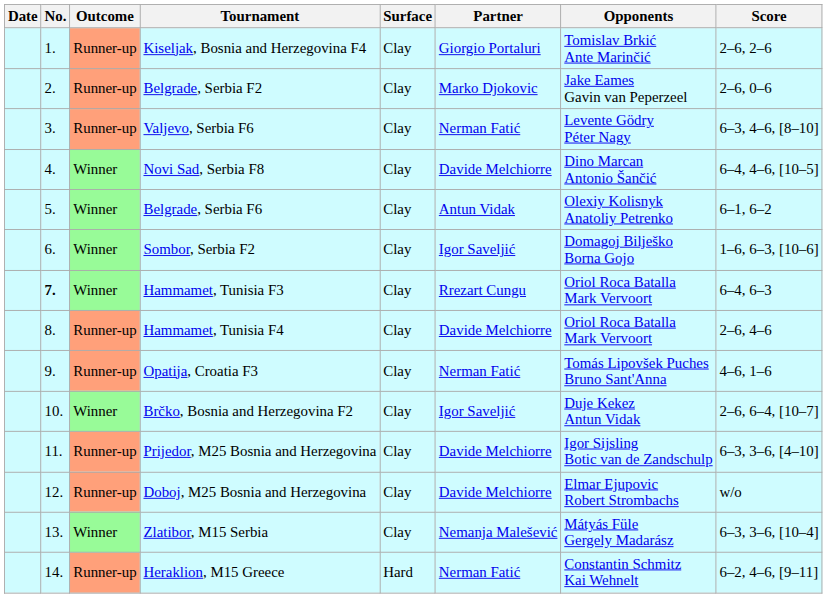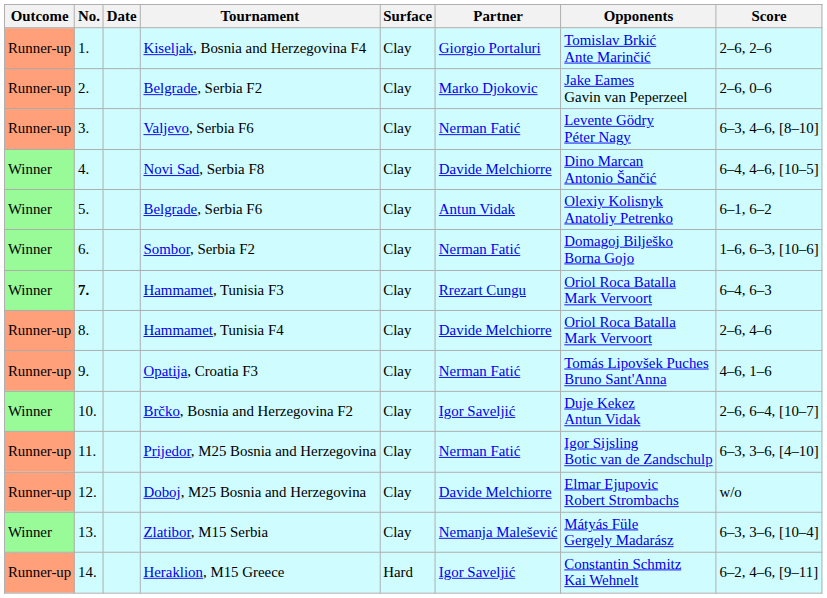columns swapped: (105, 16) <-> (23, 16)
(477, 249) Igor Saveljić -> (480, 249) Nerman Fatić
(495, 451) Davide Melchiorre -> (480, 451) Nerman Fatić
(480, 572) Nerman Fatić -> (477, 572) Igor Saveljić
